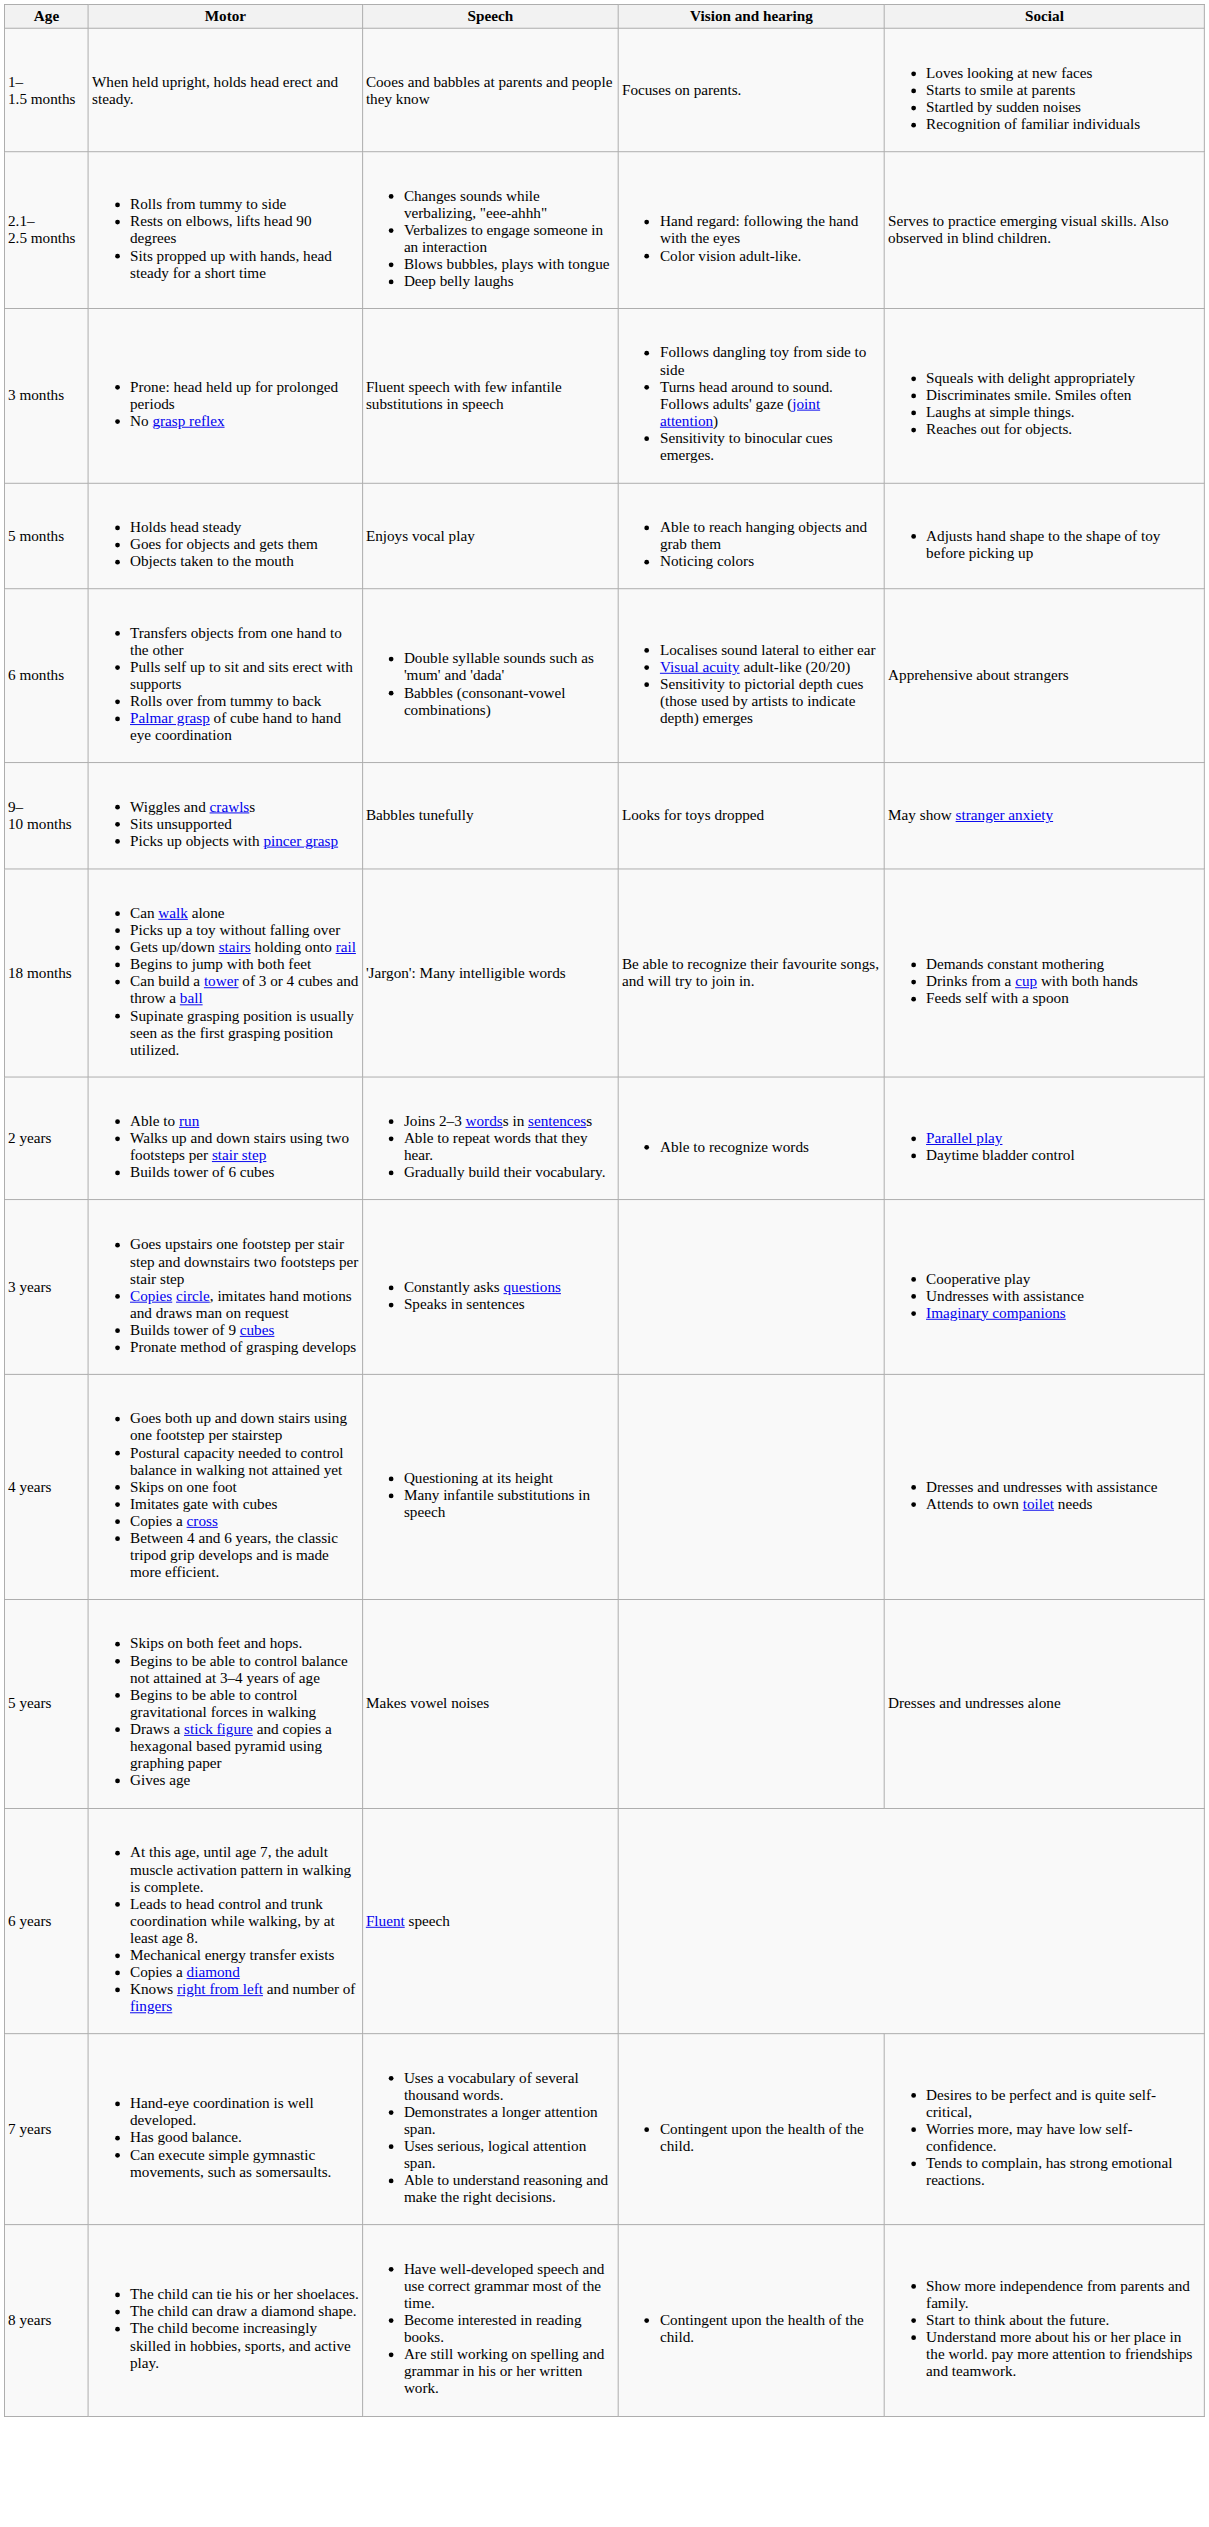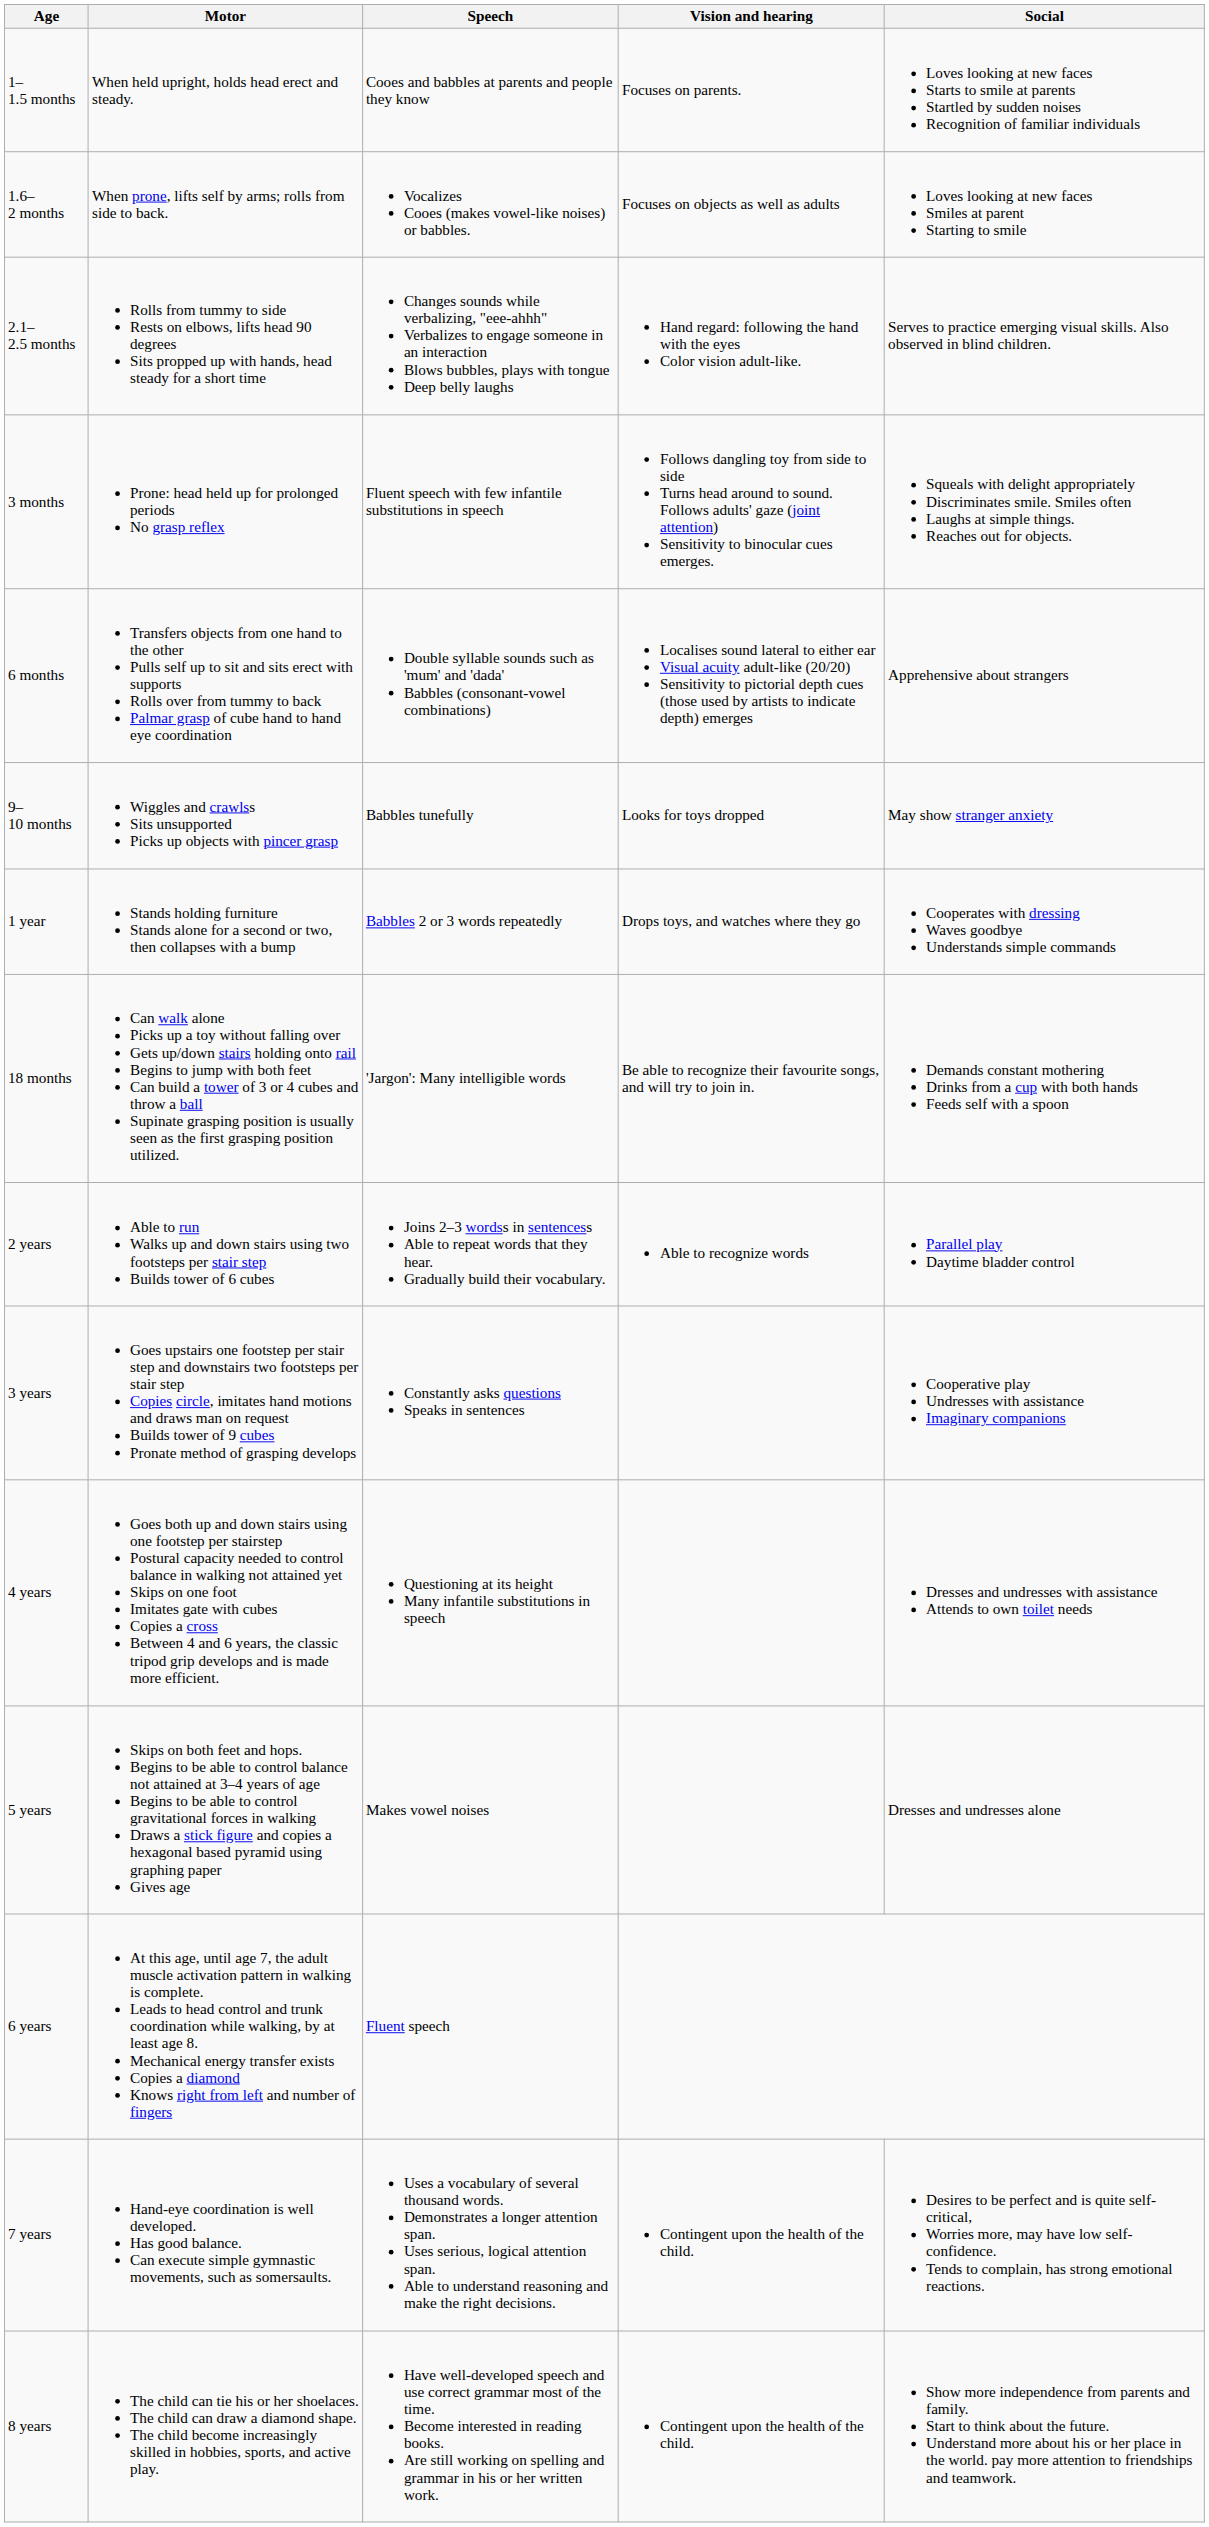+ row: (36, 204)
- row: (36, 535)
+ row: (27, 921)
